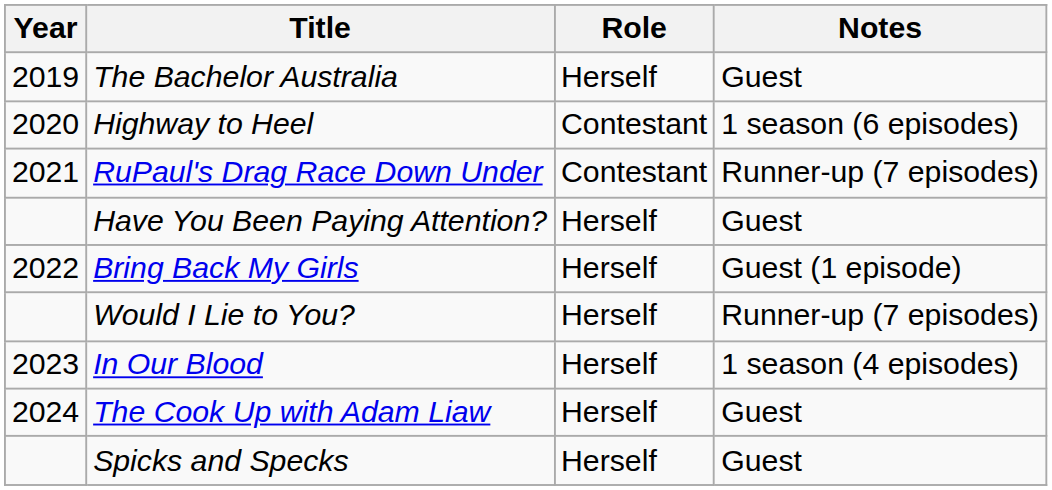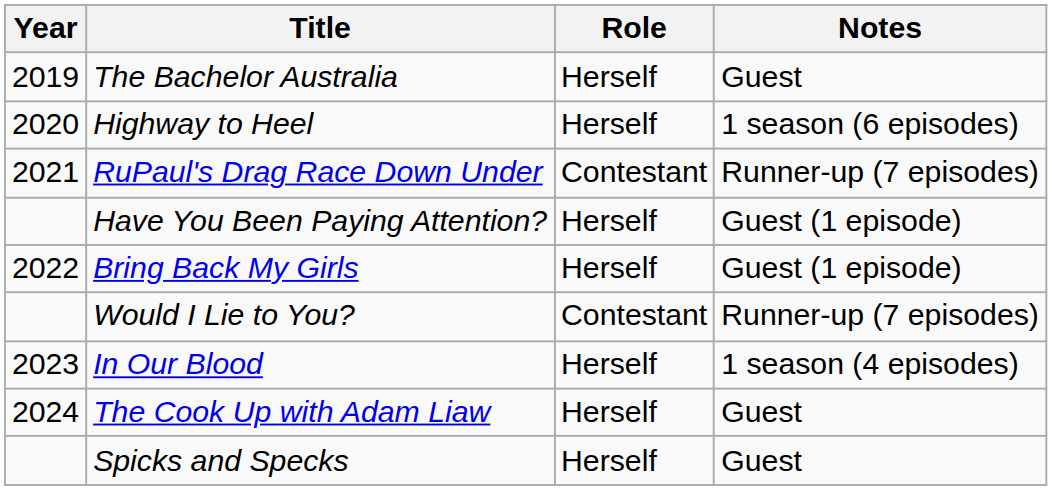(634, 124) Contestant -> (609, 124) Herself
(762, 220) Guest -> (841, 220) Guest (1 episode)
(609, 316) Herself -> (634, 316) Contestant
